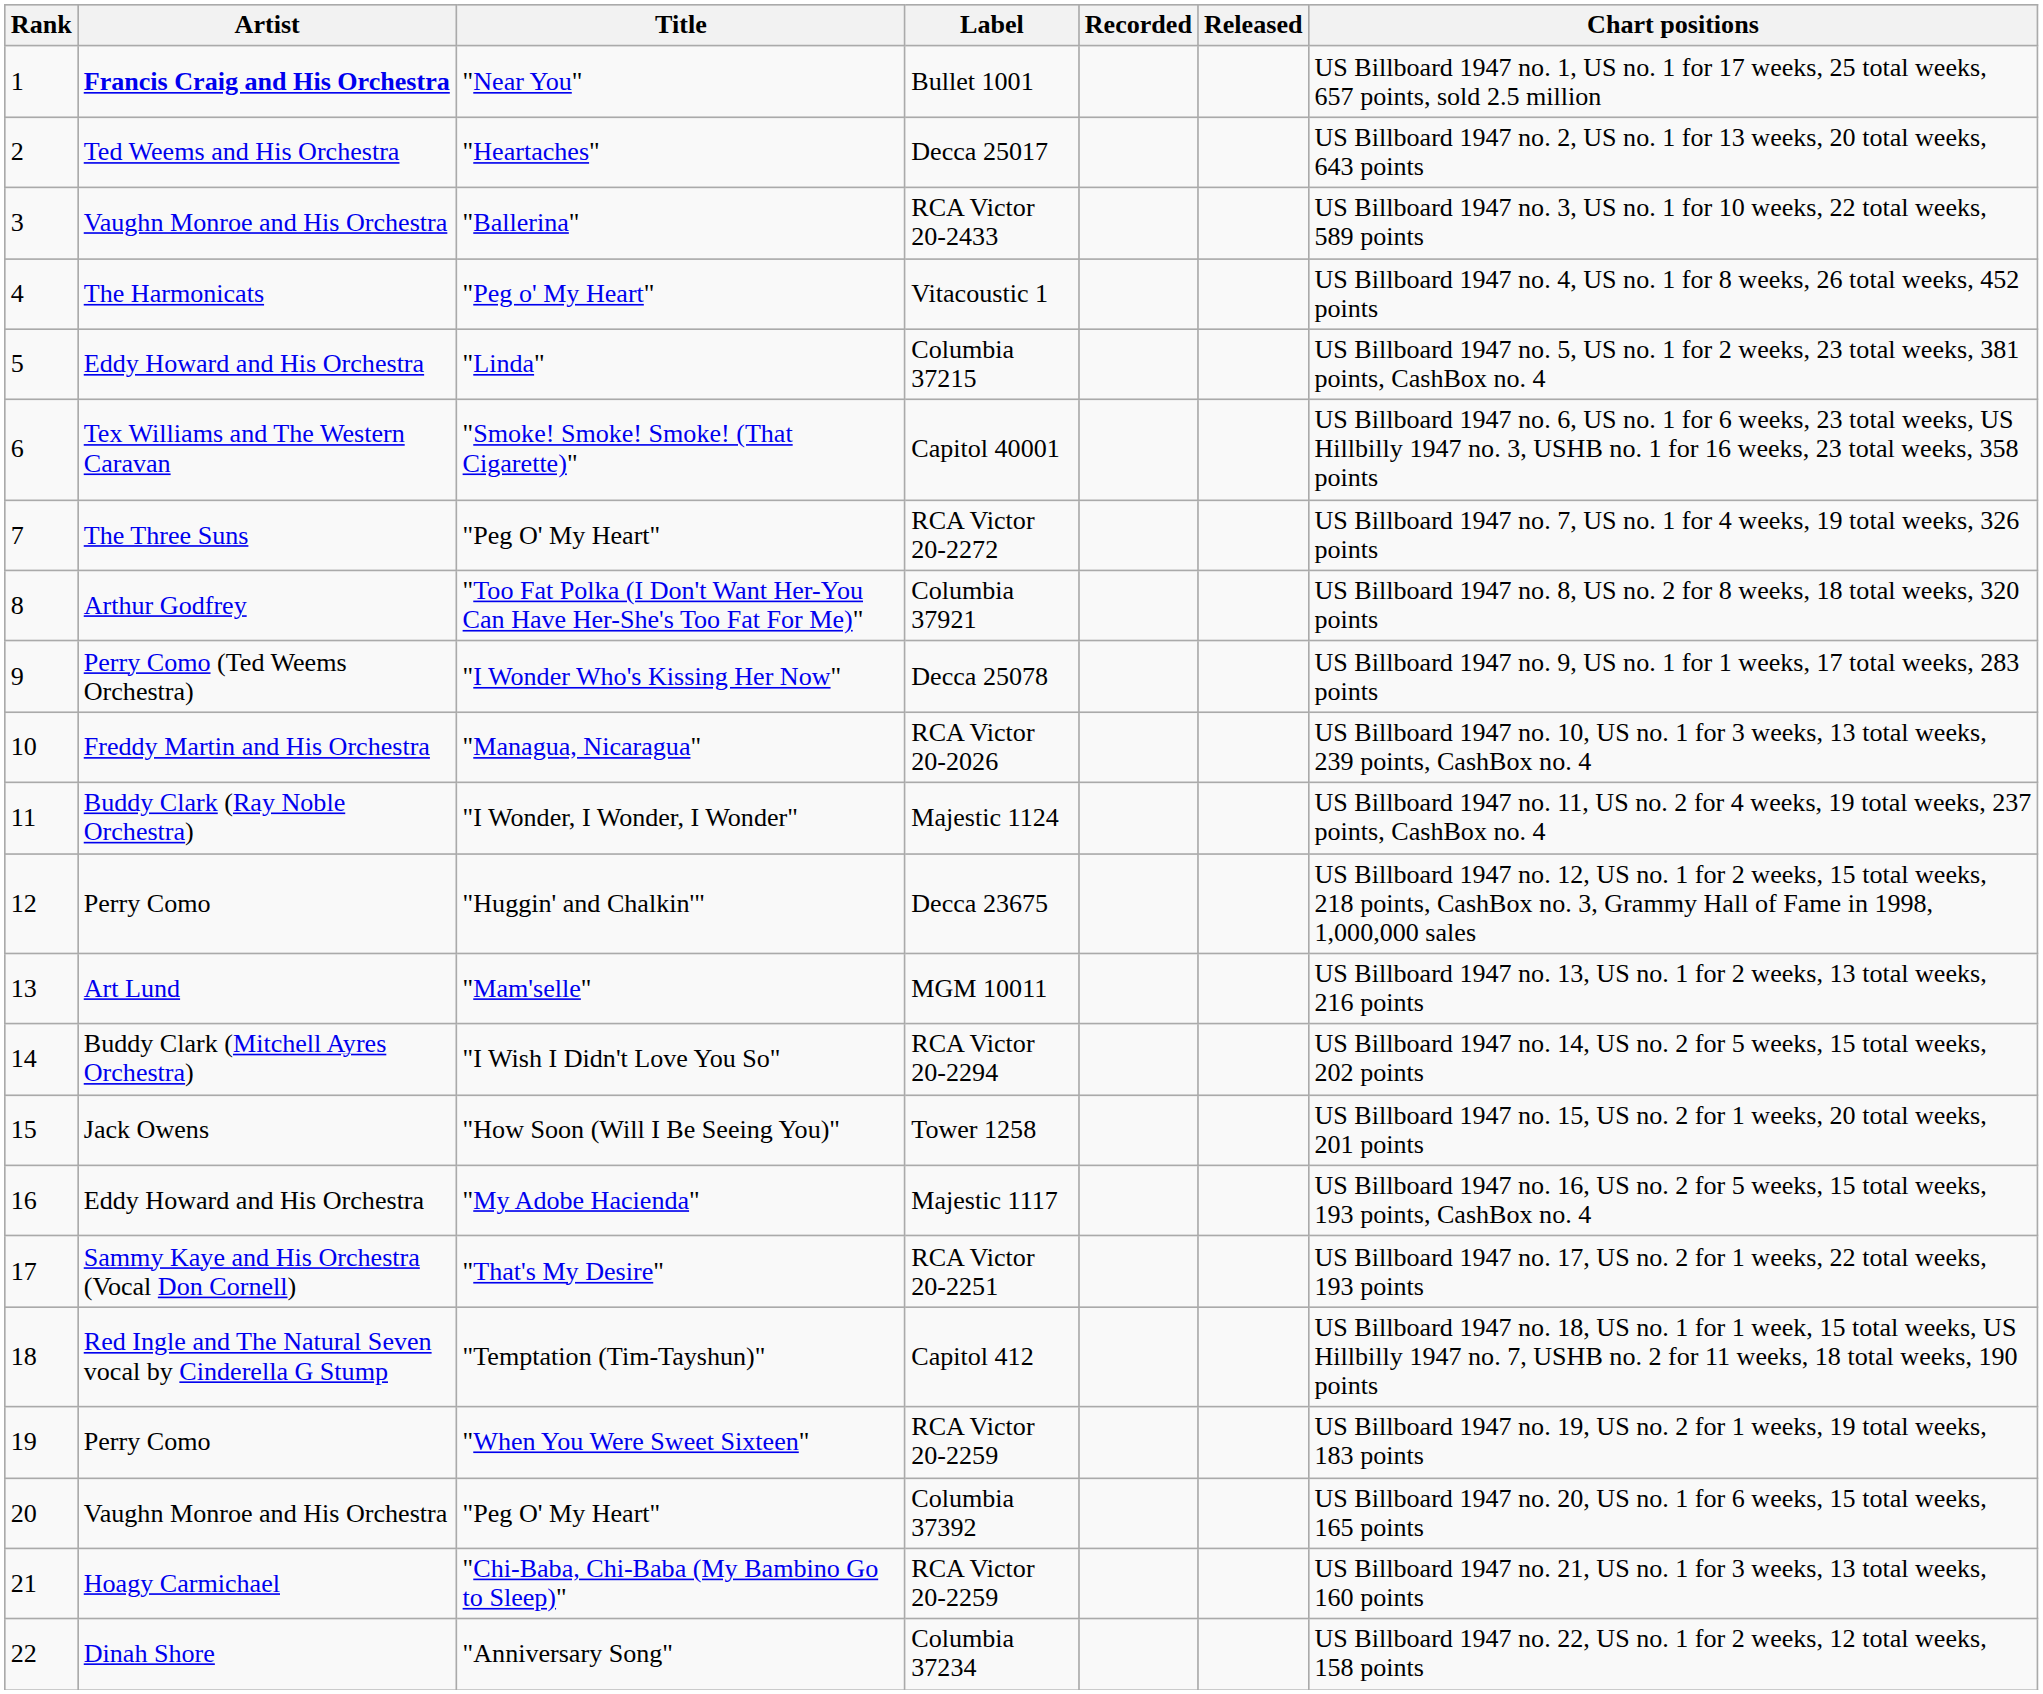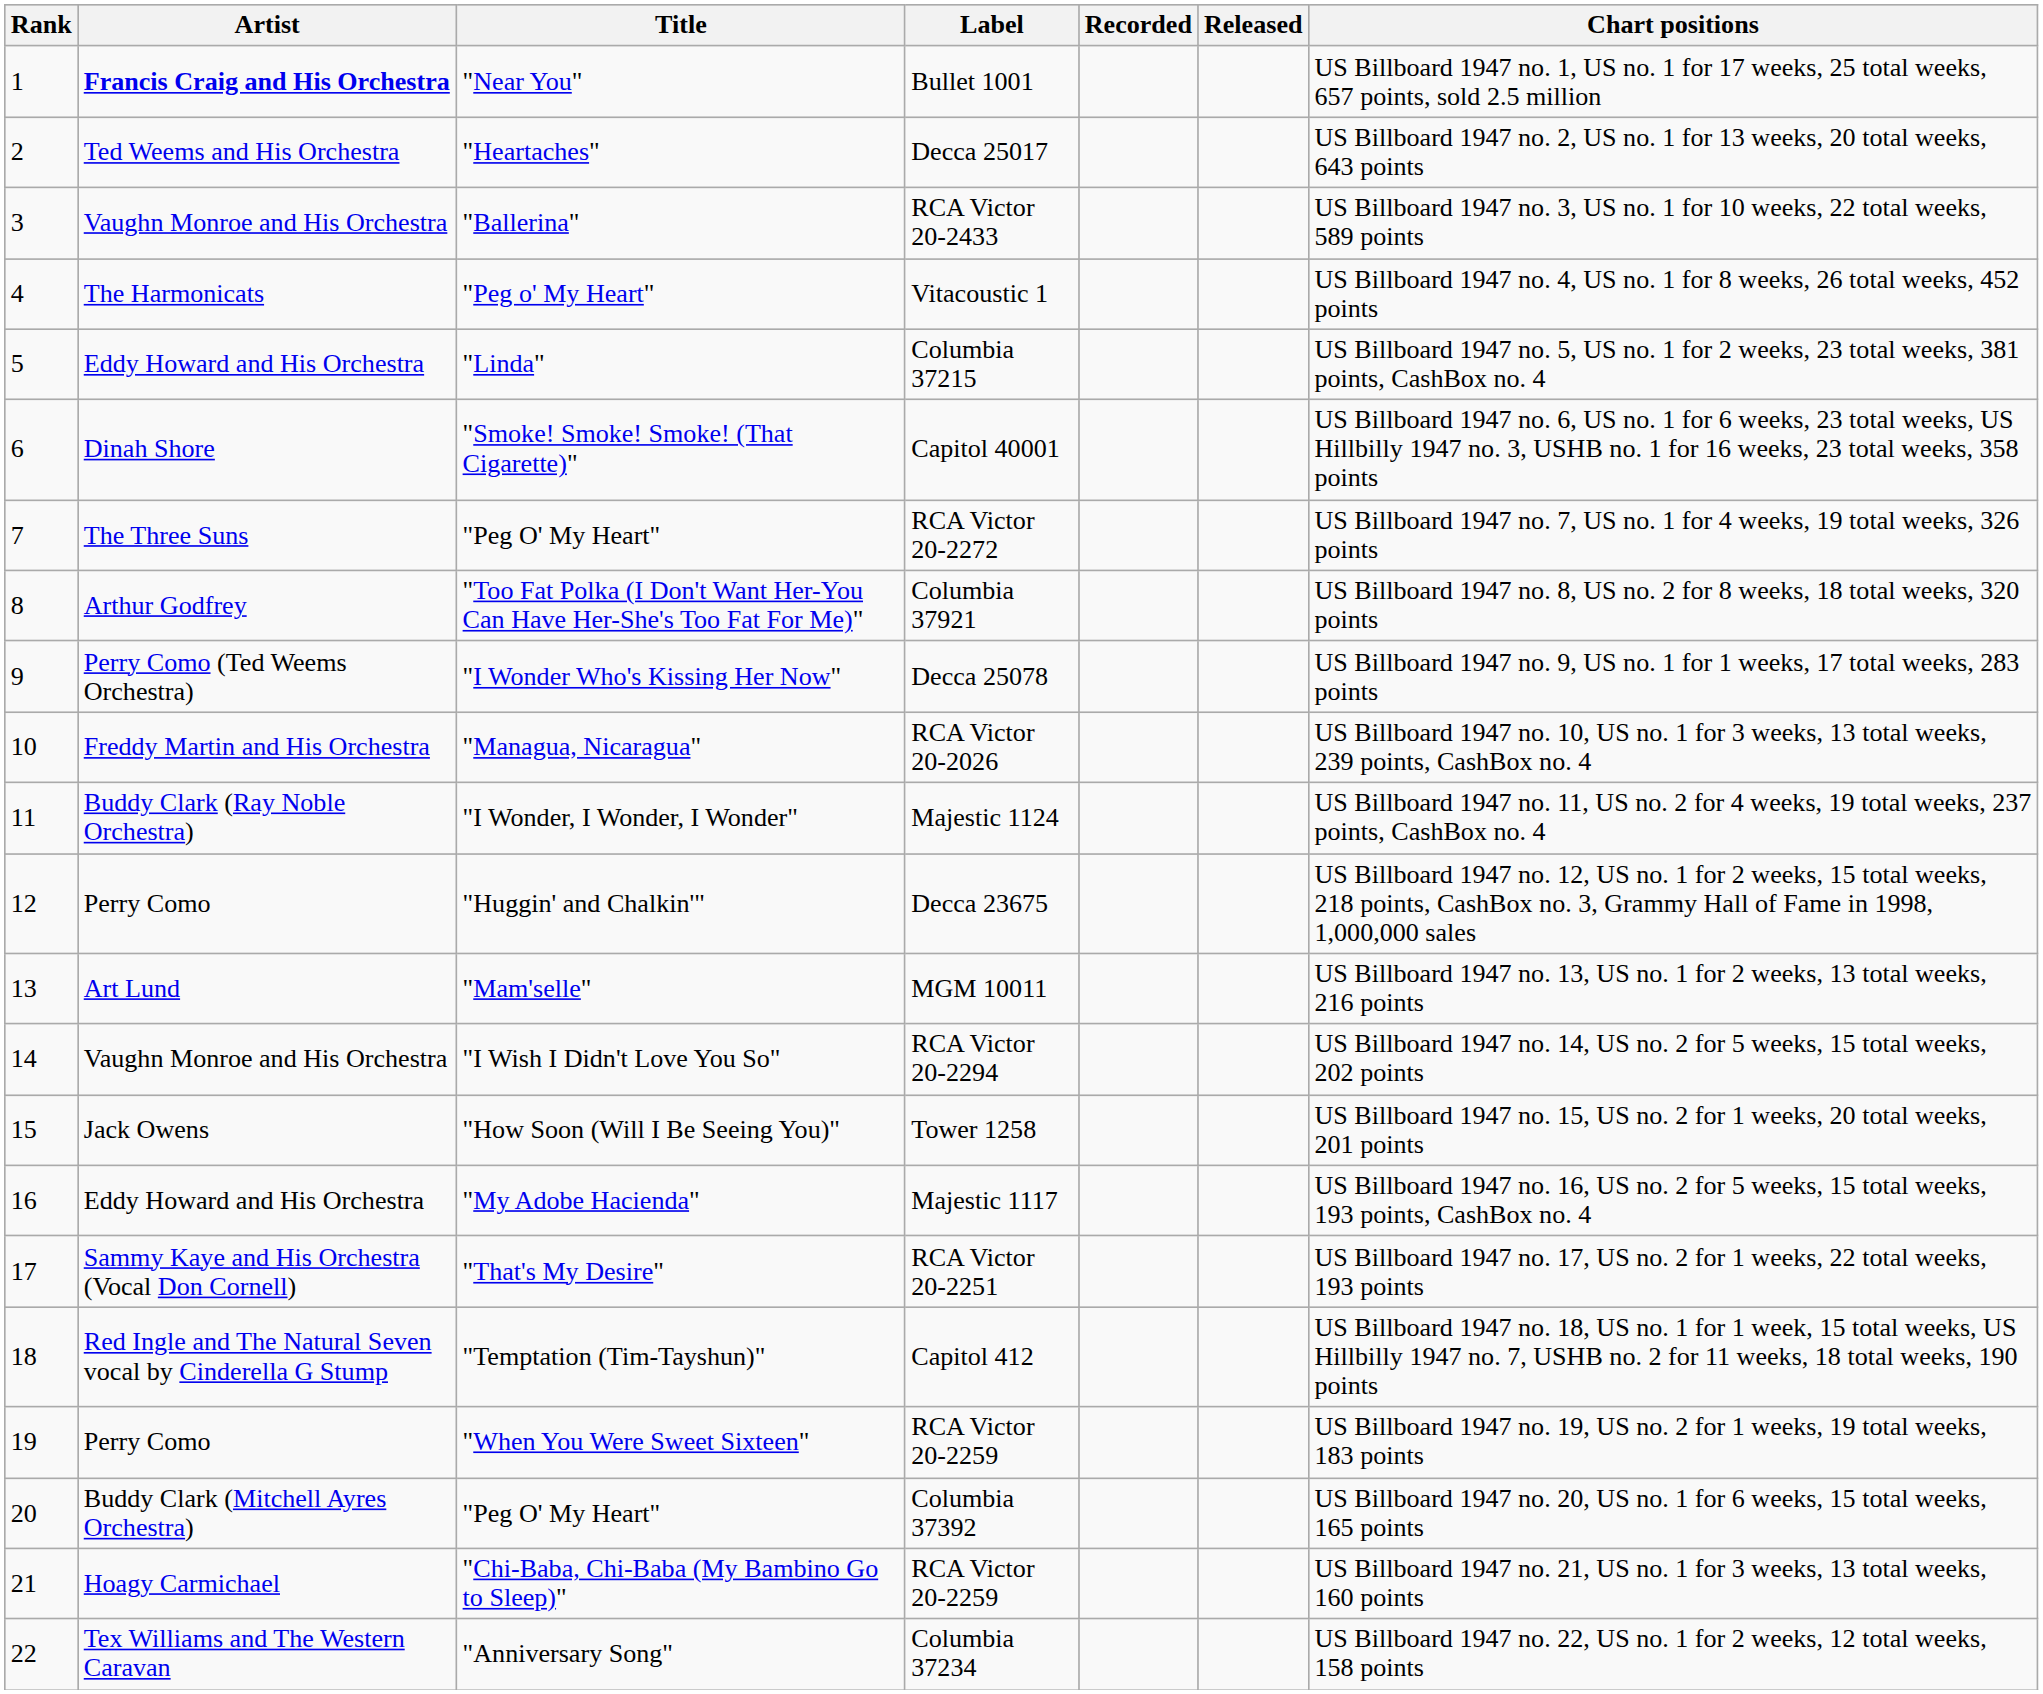(244, 449) Tex Williams and The Western Caravan -> (149, 449) Dinah Shore
(235, 1059) Buddy Clark (Mitchell Ayres Orchestra) -> (266, 1059) Vaughn Monroe and His Orchestra
(266, 1512) Vaughn Monroe and His Orchestra -> (235, 1512) Buddy Clark (Mitchell Ayres Orchestra)
(149, 1653) Dinah Shore -> (244, 1653) Tex Williams and The Western Caravan
